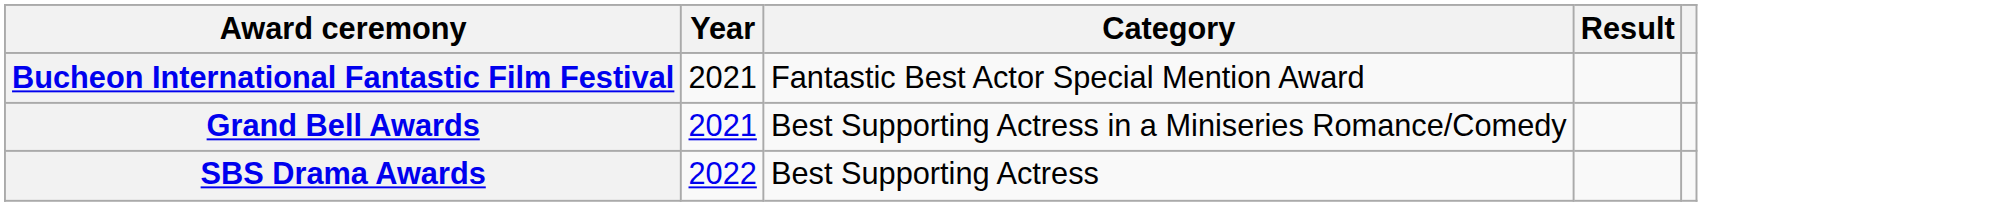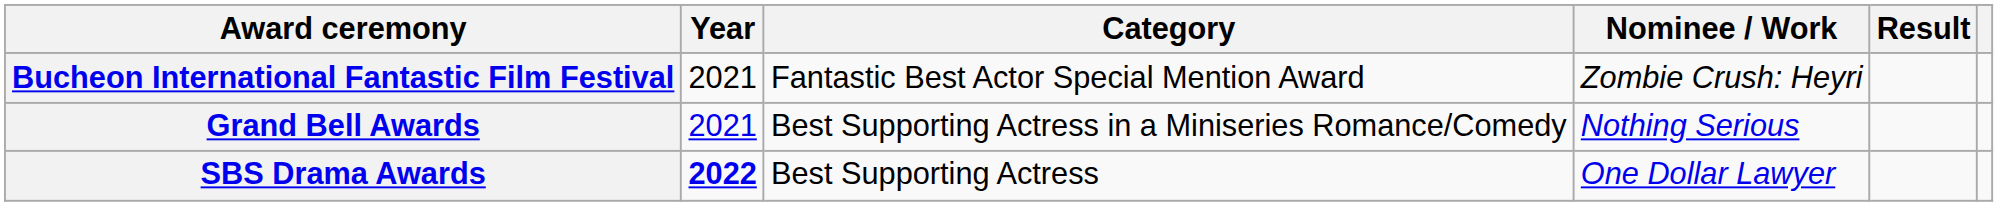+ column: (1722, 28)
(723, 175) normal -> (723, 175) bold
